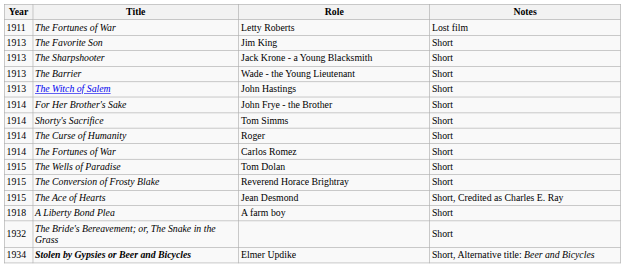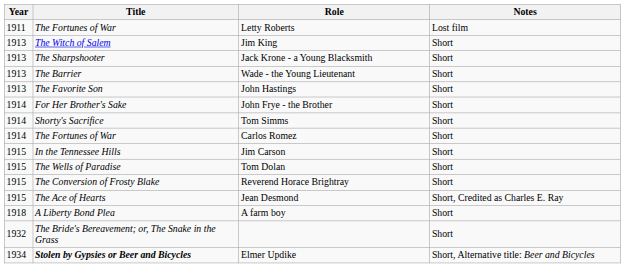(69, 43) The Favorite Son -> (73, 43) The Witch of Salem
(73, 89) The Witch of Salem -> (69, 89) The Favorite Son
- row: (253, 136)
+ row: (263, 151)
